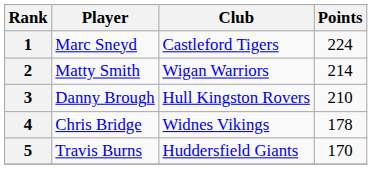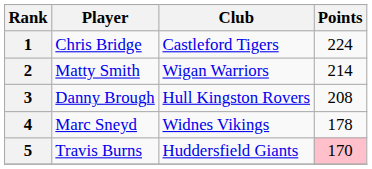(96, 44) Marc Sneyd -> (99, 44) Chris Bridge
(340, 97) 210 -> (340, 97) 208
(99, 124) Chris Bridge -> (96, 124) Marc Sneyd
(340, 151) no background -> (340, 151) pink background
